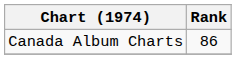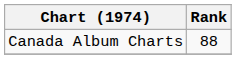(209, 42) 86 -> (209, 42) 88
